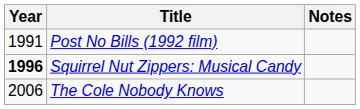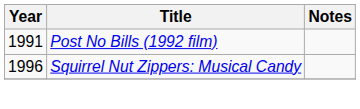(26, 66) bold -> (26, 66) normal
- row: (137, 91)
